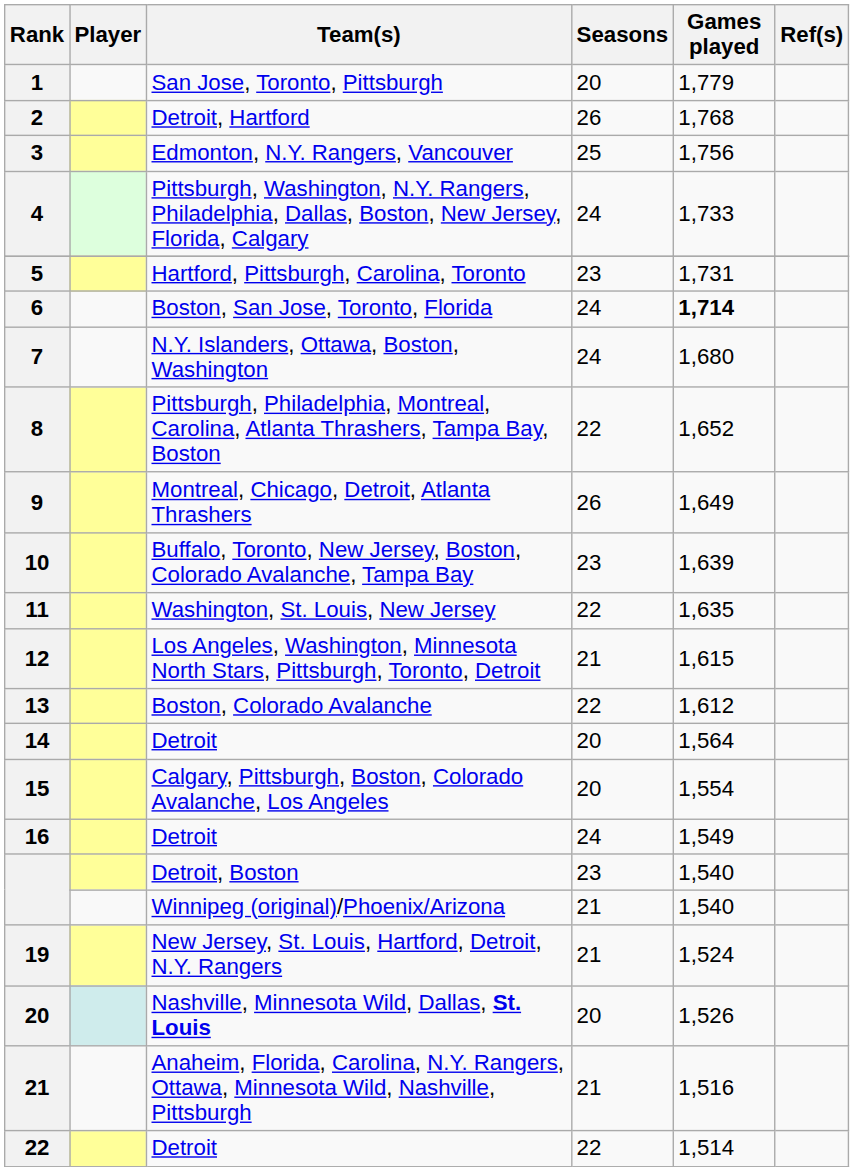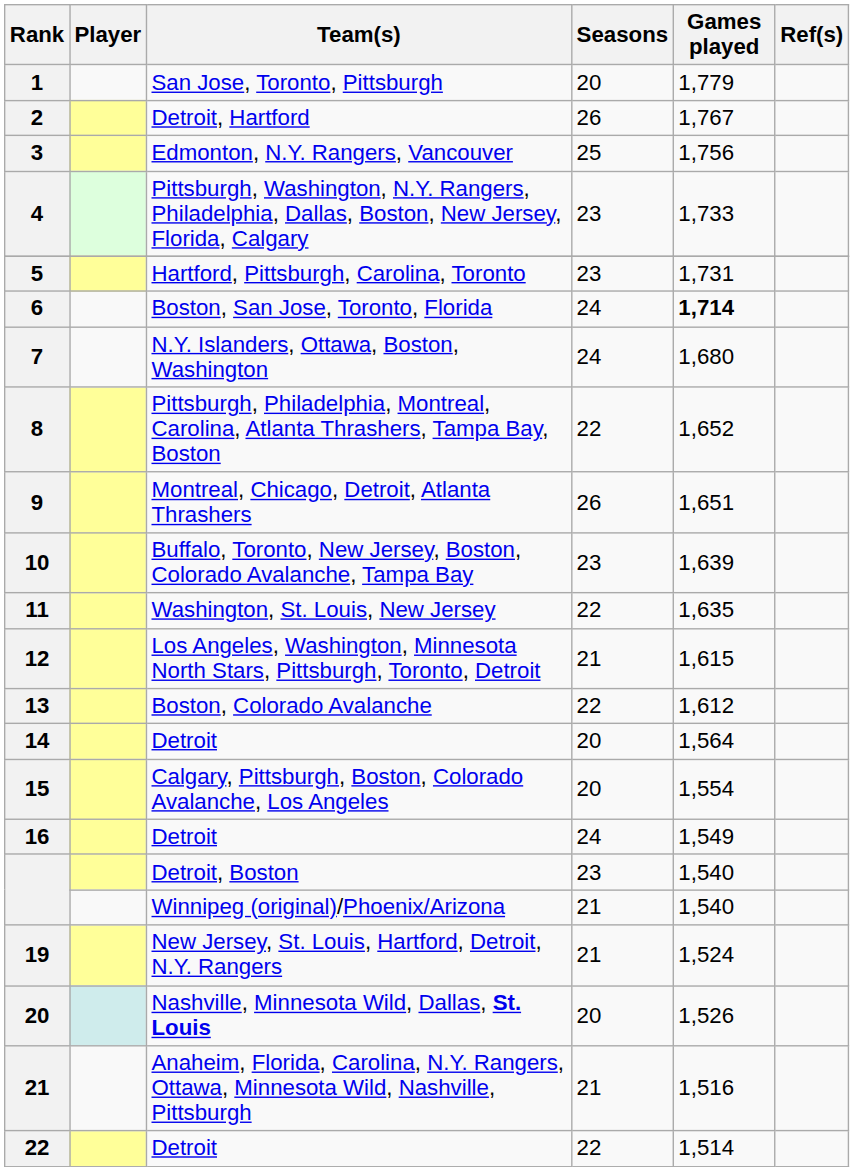(706, 117) 1,768 -> (706, 117) 1,767
(589, 213) 24 -> (589, 213) 23
(706, 502) 1,649 -> (706, 502) 1,651
